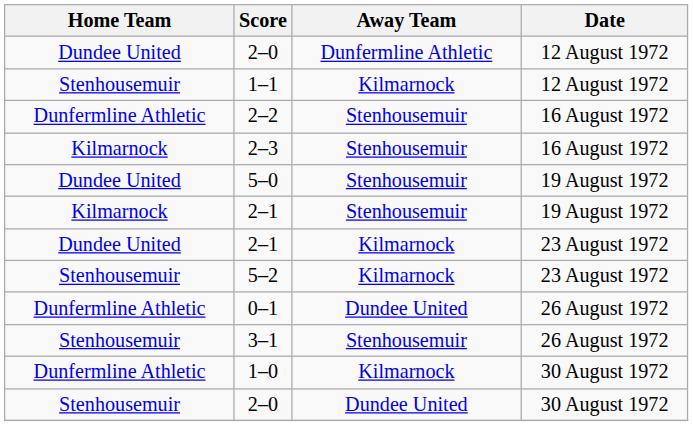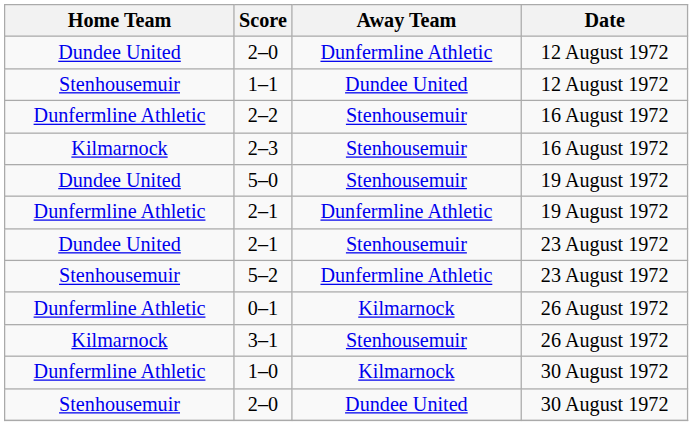(406, 84) Kilmarnock -> (406, 84) Dundee United
(120, 212) Kilmarnock -> (120, 212) Dunfermline Athletic
(406, 212) Stenhousemuir -> (406, 212) Dunfermline Athletic
(406, 244) Kilmarnock -> (406, 244) Stenhousemuir
(406, 276) Kilmarnock -> (406, 276) Dunfermline Athletic
(406, 308) Dundee United -> (406, 308) Kilmarnock
(120, 340) Stenhousemuir -> (120, 340) Kilmarnock
